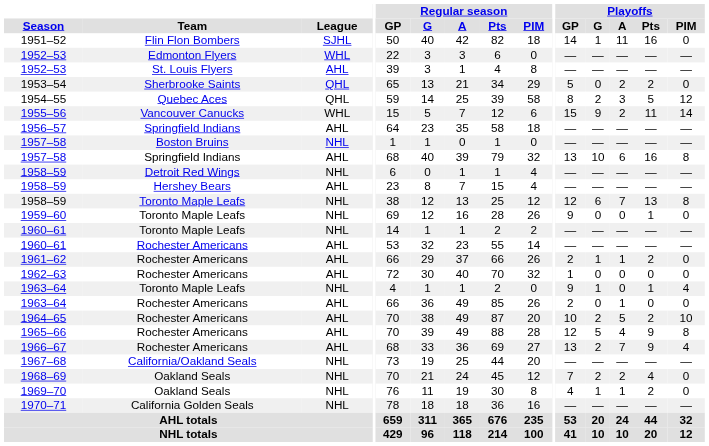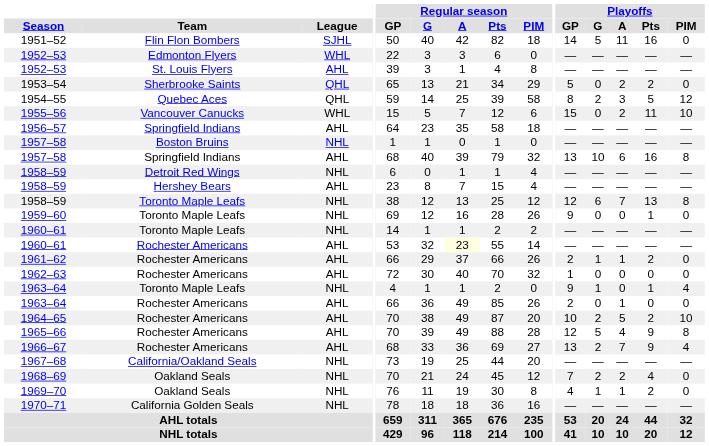(598, 40) 1 -> (598, 40) 5
(598, 113) 9 -> (598, 113) 0
(686, 113) 14 -> (686, 113) 10
(462, 245) no background -> (462, 245) lightyellow background
